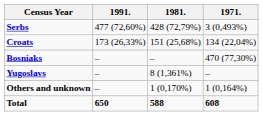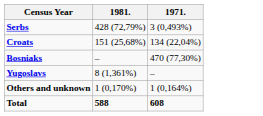- column: (120, 12)
